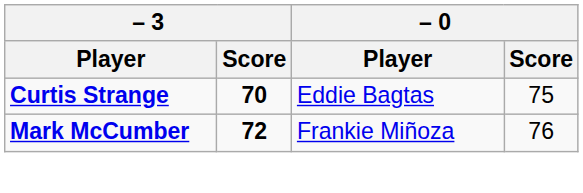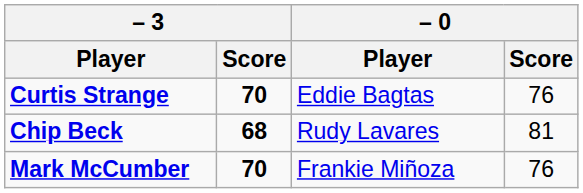(541, 95) 75 -> (541, 95) 76
+ row: (66, 132)
(254, 132) 72 -> (254, 168) 70
